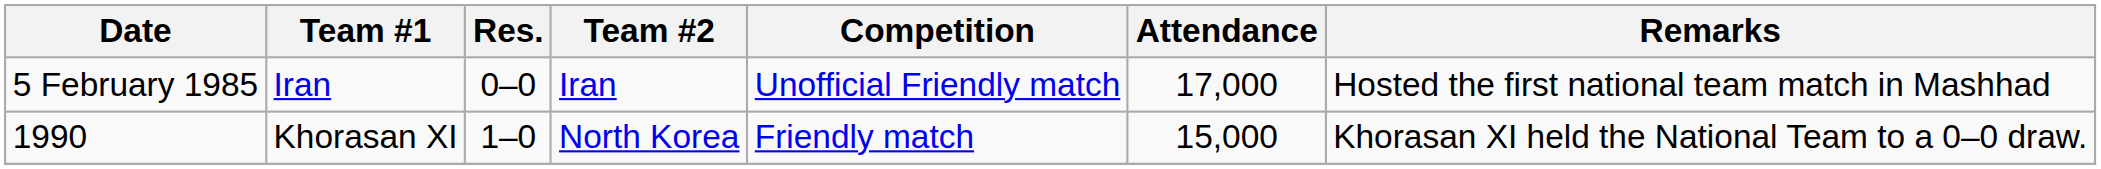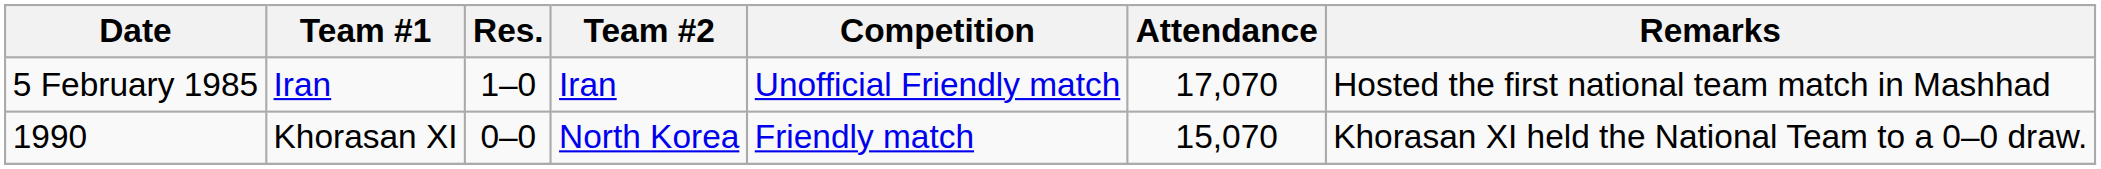(508, 84) 0–0 -> (508, 84) 1–0
(1227, 84) 17,000 -> (1227, 84) 17,070
(508, 137) 1–0 -> (508, 137) 0–0
(1227, 137) 15,000 -> (1227, 137) 15,070
